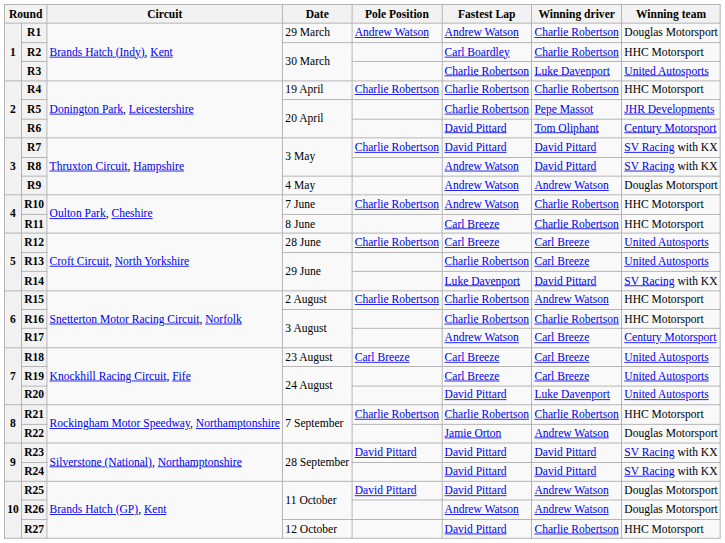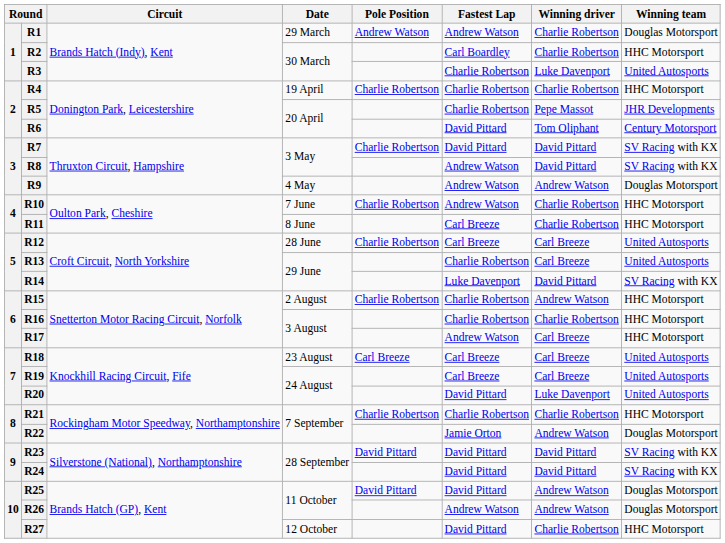(670, 337) Century Motorsport -> (664, 337) HHC Motorsport
